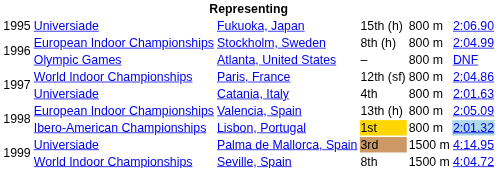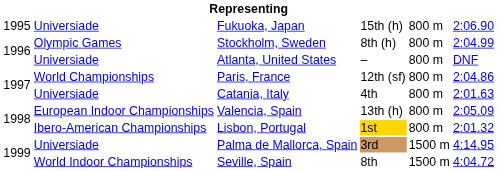(124, 43) European Indoor Championships -> (78, 43) Olympic Games
(78, 60) Olympic Games -> (66, 60) Universiade
(113, 77) World Indoor Championships -> (94, 77) World Championships
(473, 127) lightblue background -> (473, 127) no background
